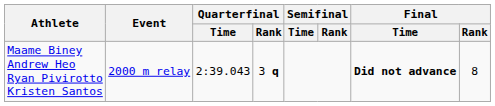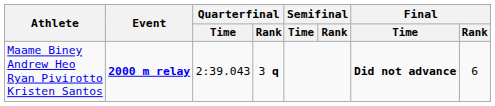(149, 71) normal -> (149, 71) bold
(475, 71) 8 -> (475, 71) 6
